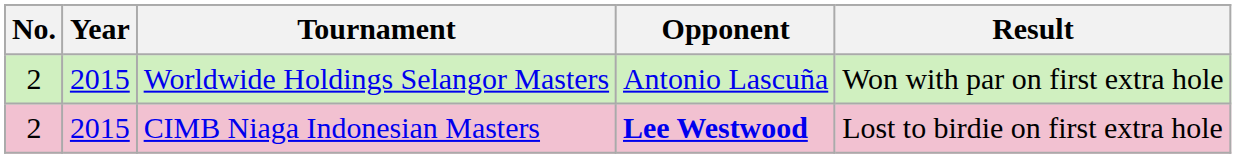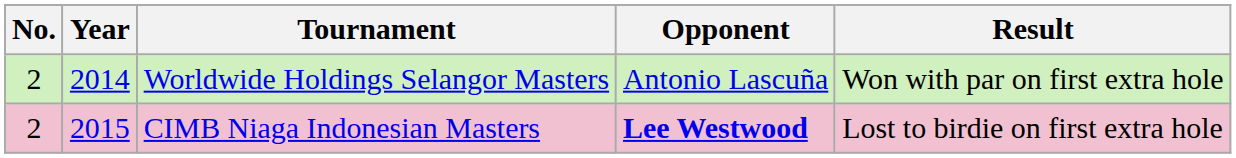(100, 78) 2015 -> (100, 78) 2014
